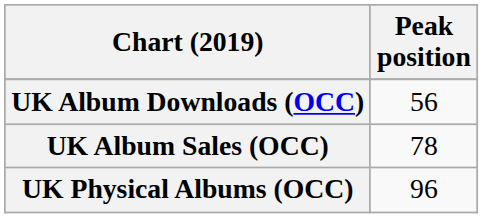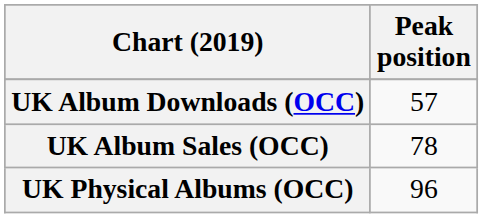(424, 101) 56 -> (424, 101) 57
